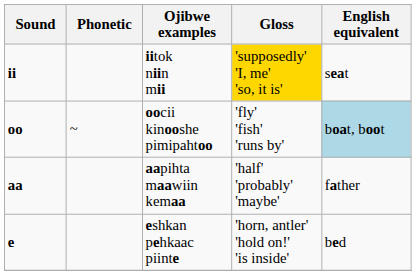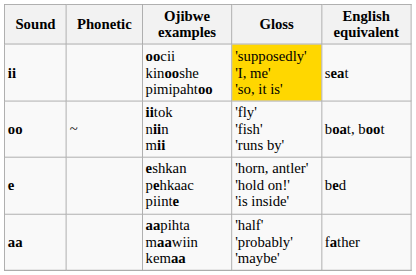(159, 72) iitok niin mii -> (179, 72) oocii kinooshe pimipahtoo
(179, 129) oocii kinooshe pimipahtoo -> (159, 129) iitok niin mii
(355, 129) lightblue background -> (355, 129) no background
rows swapped: (15, 185) <-> (11, 242)
